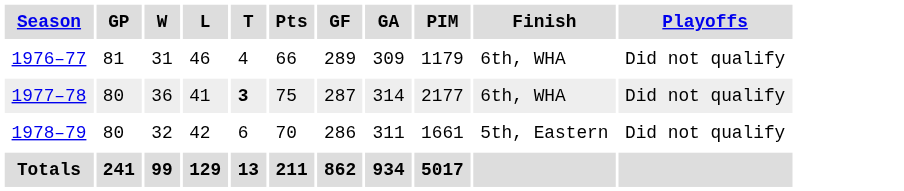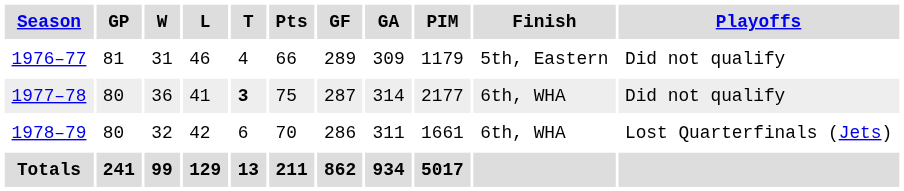(523, 59) 6th, WHA -> (544, 59) 5th, Eastern
(544, 133) 5th, Eastern -> (523, 133) 6th, WHA
(705, 133) Did not qualify -> (759, 133) Lost Quarterfinals (Jets)
